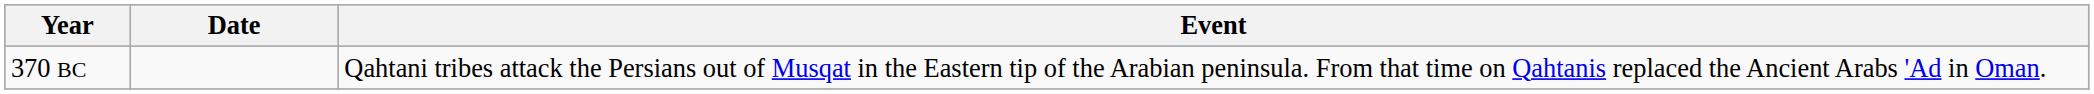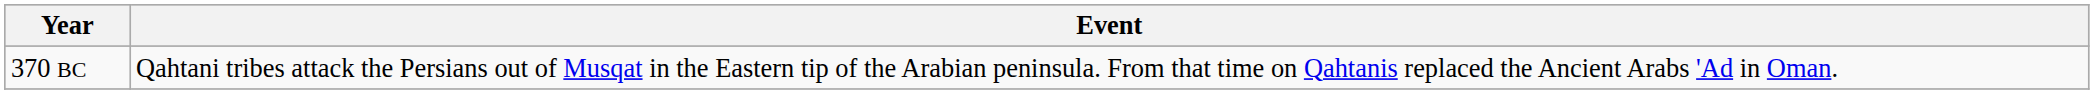- column: (234, 25)
